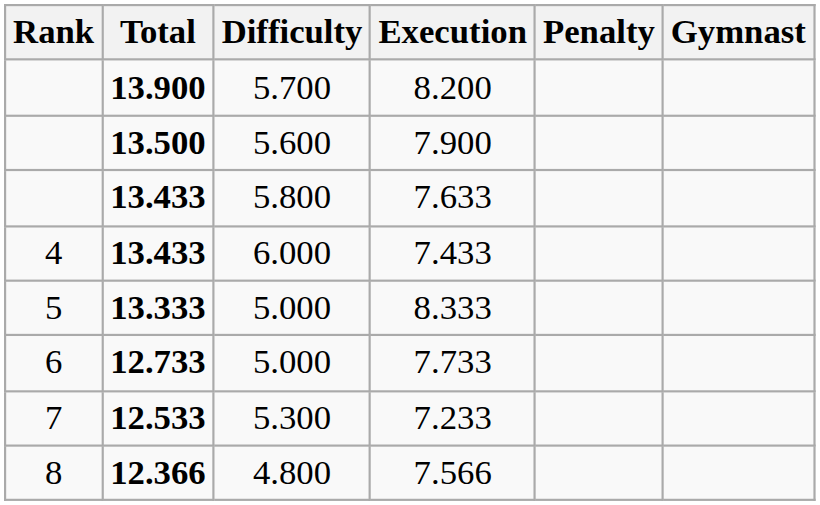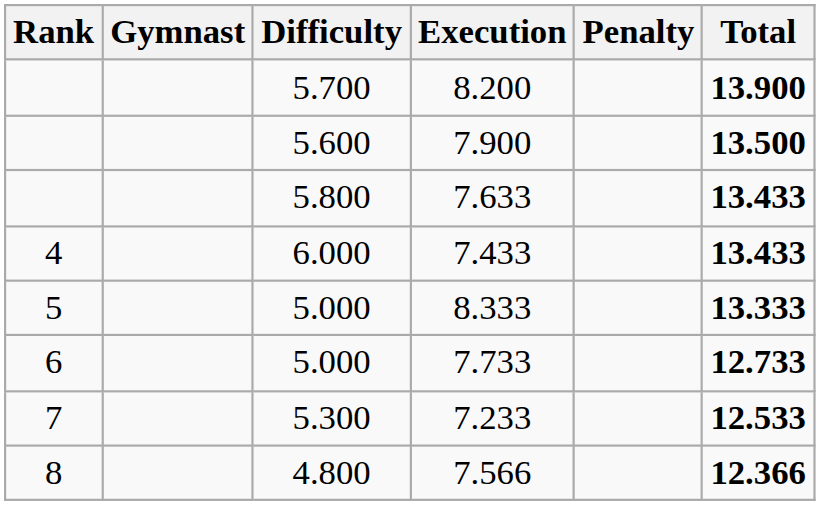columns swapped: (738, 32) <-> (158, 32)
